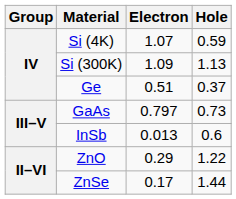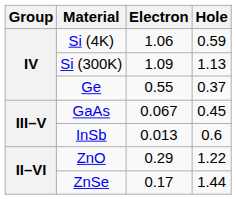(159, 40) 1.07 -> (159, 40) 1.06
(159, 87) 0.51 -> (159, 87) 0.55
(159, 111) 0.797 -> (159, 111) 0.067
(212, 111) 0.73 -> (212, 111) 0.45
